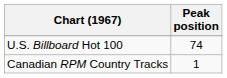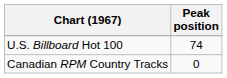(196, 63) 1 -> (196, 63) 0
